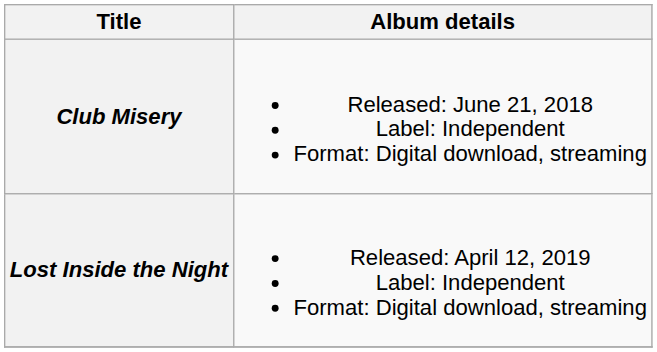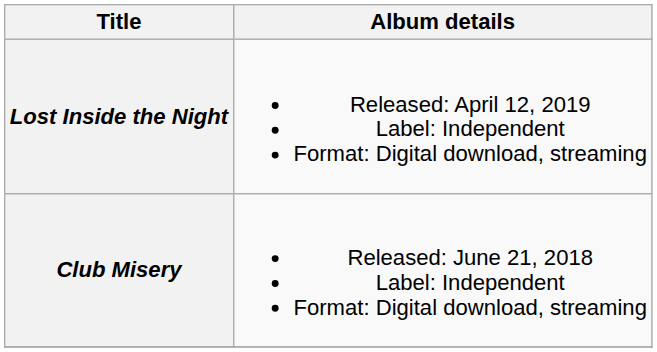rows swapped: (119, 116) <-> (119, 270)
